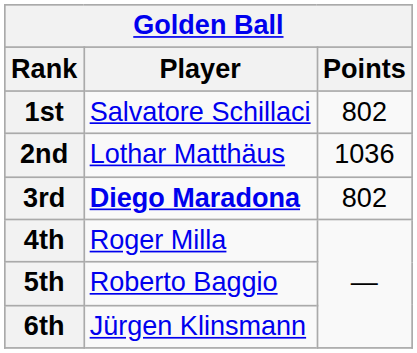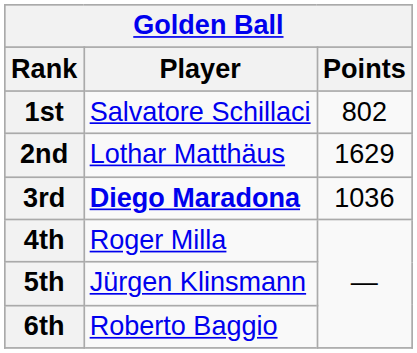(364, 154) 1036 -> (364, 154) 1629
(364, 197) 802 -> (364, 197) 1036
(184, 283) Roberto Baggio -> (198, 283) Jürgen Klinsmann
(198, 326) Jürgen Klinsmann -> (184, 326) Roberto Baggio
